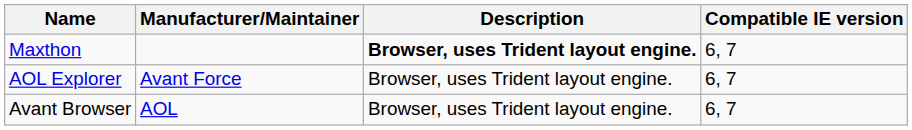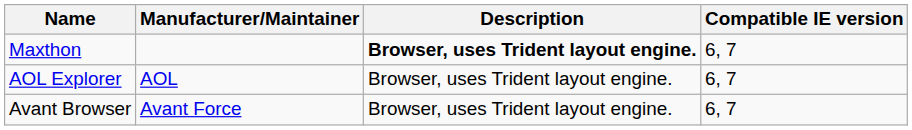(191, 79) Avant Force -> (159, 79) AOL
(159, 109) AOL -> (191, 109) Avant Force
